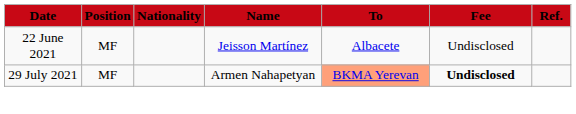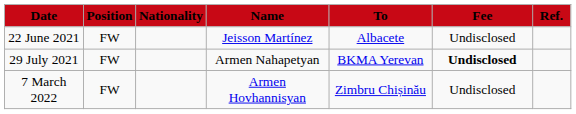(108, 45) MF -> (109, 38) FW
(108, 75) MF -> (109, 60) FW
(376, 75) lightsalmon background -> (380, 60) no background
+ row: (44, 90)
